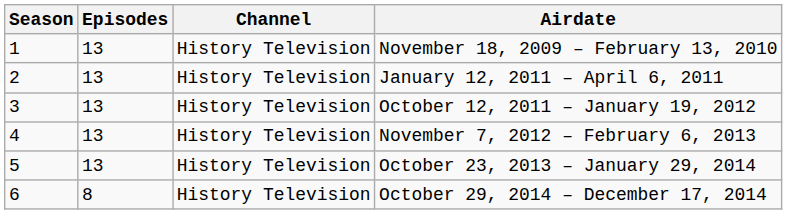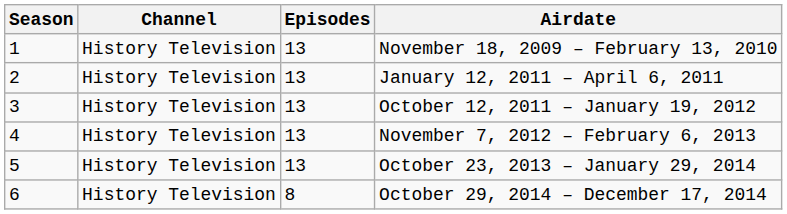columns swapped: (125, 19) <-> (274, 19)
